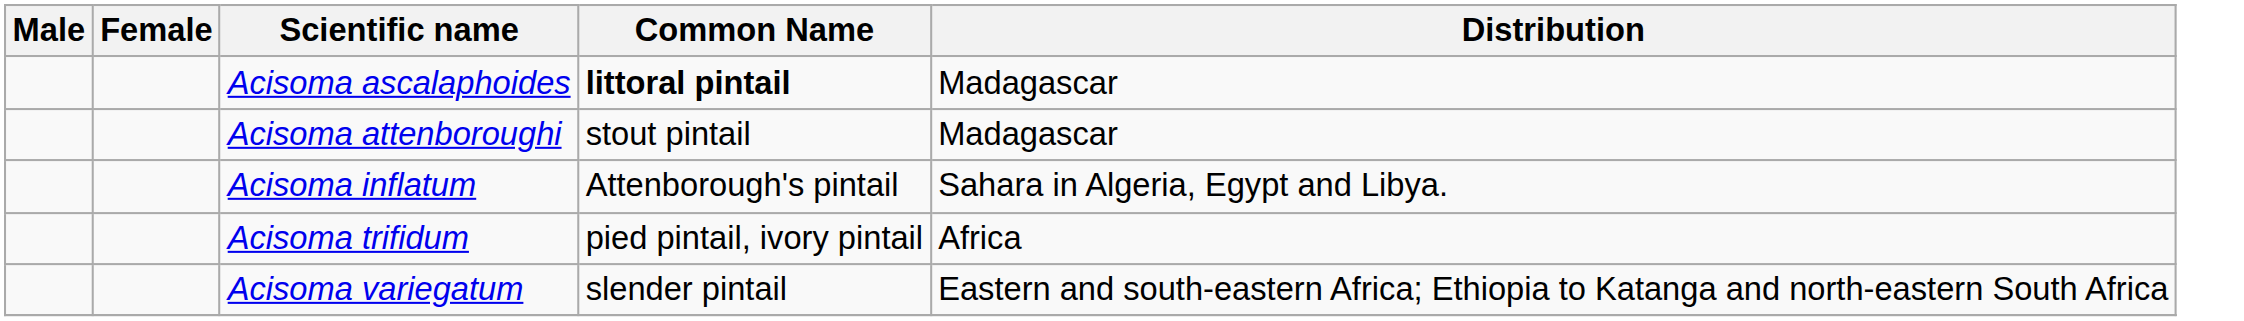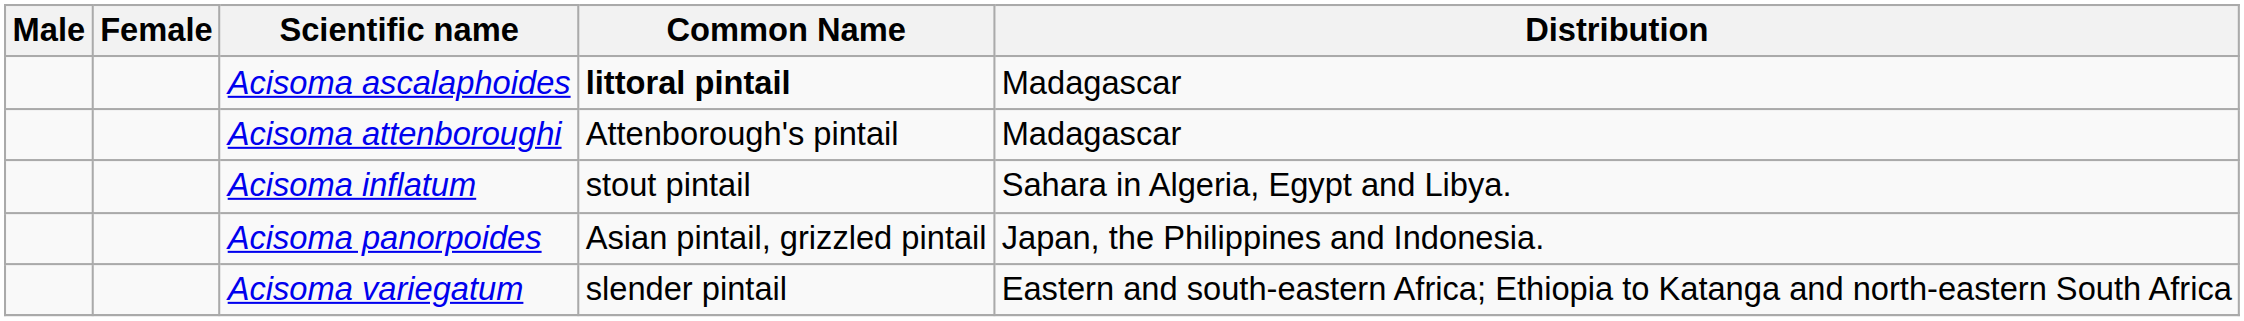(668, 133) stout pintail -> (742, 133) Attenborough's pintail
(742, 185) Attenborough's pintail -> (668, 185) stout pintail
+ row: (385, 237)
- row: (348, 237)
